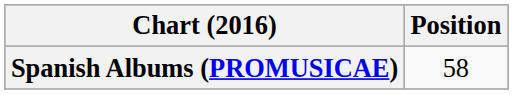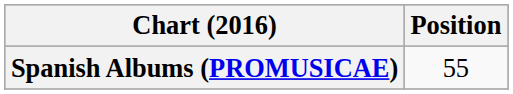(456, 67) 58 -> (456, 67) 55
